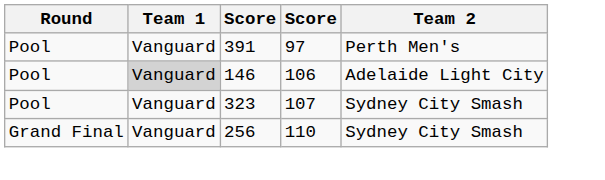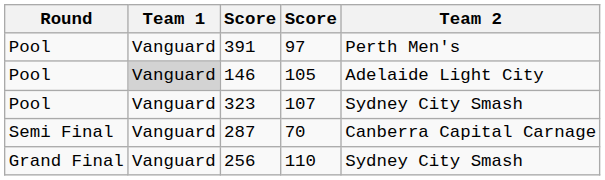(300, 76) 106 -> (300, 76) 105
+ row: (240, 132)
